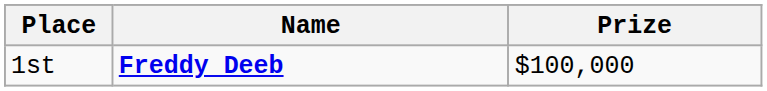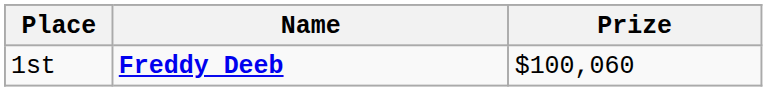(575, 66) $100,000 -> (575, 66) $100,060
